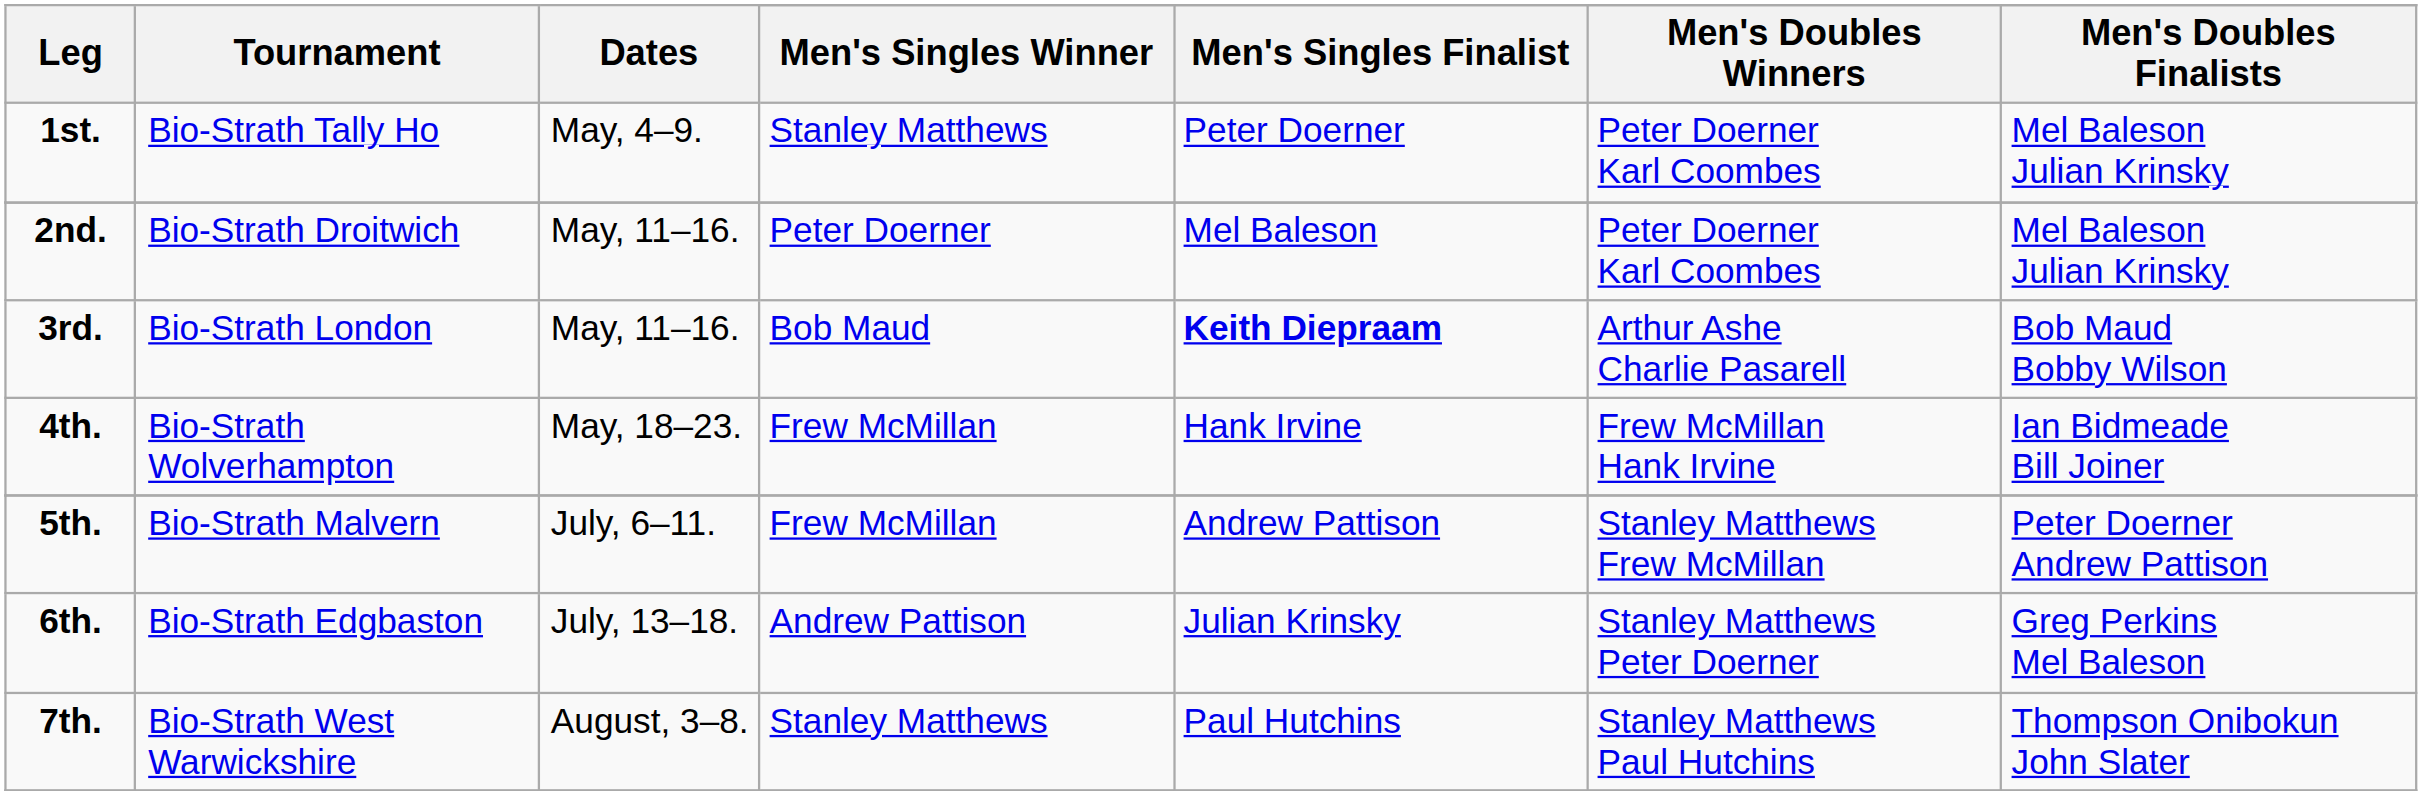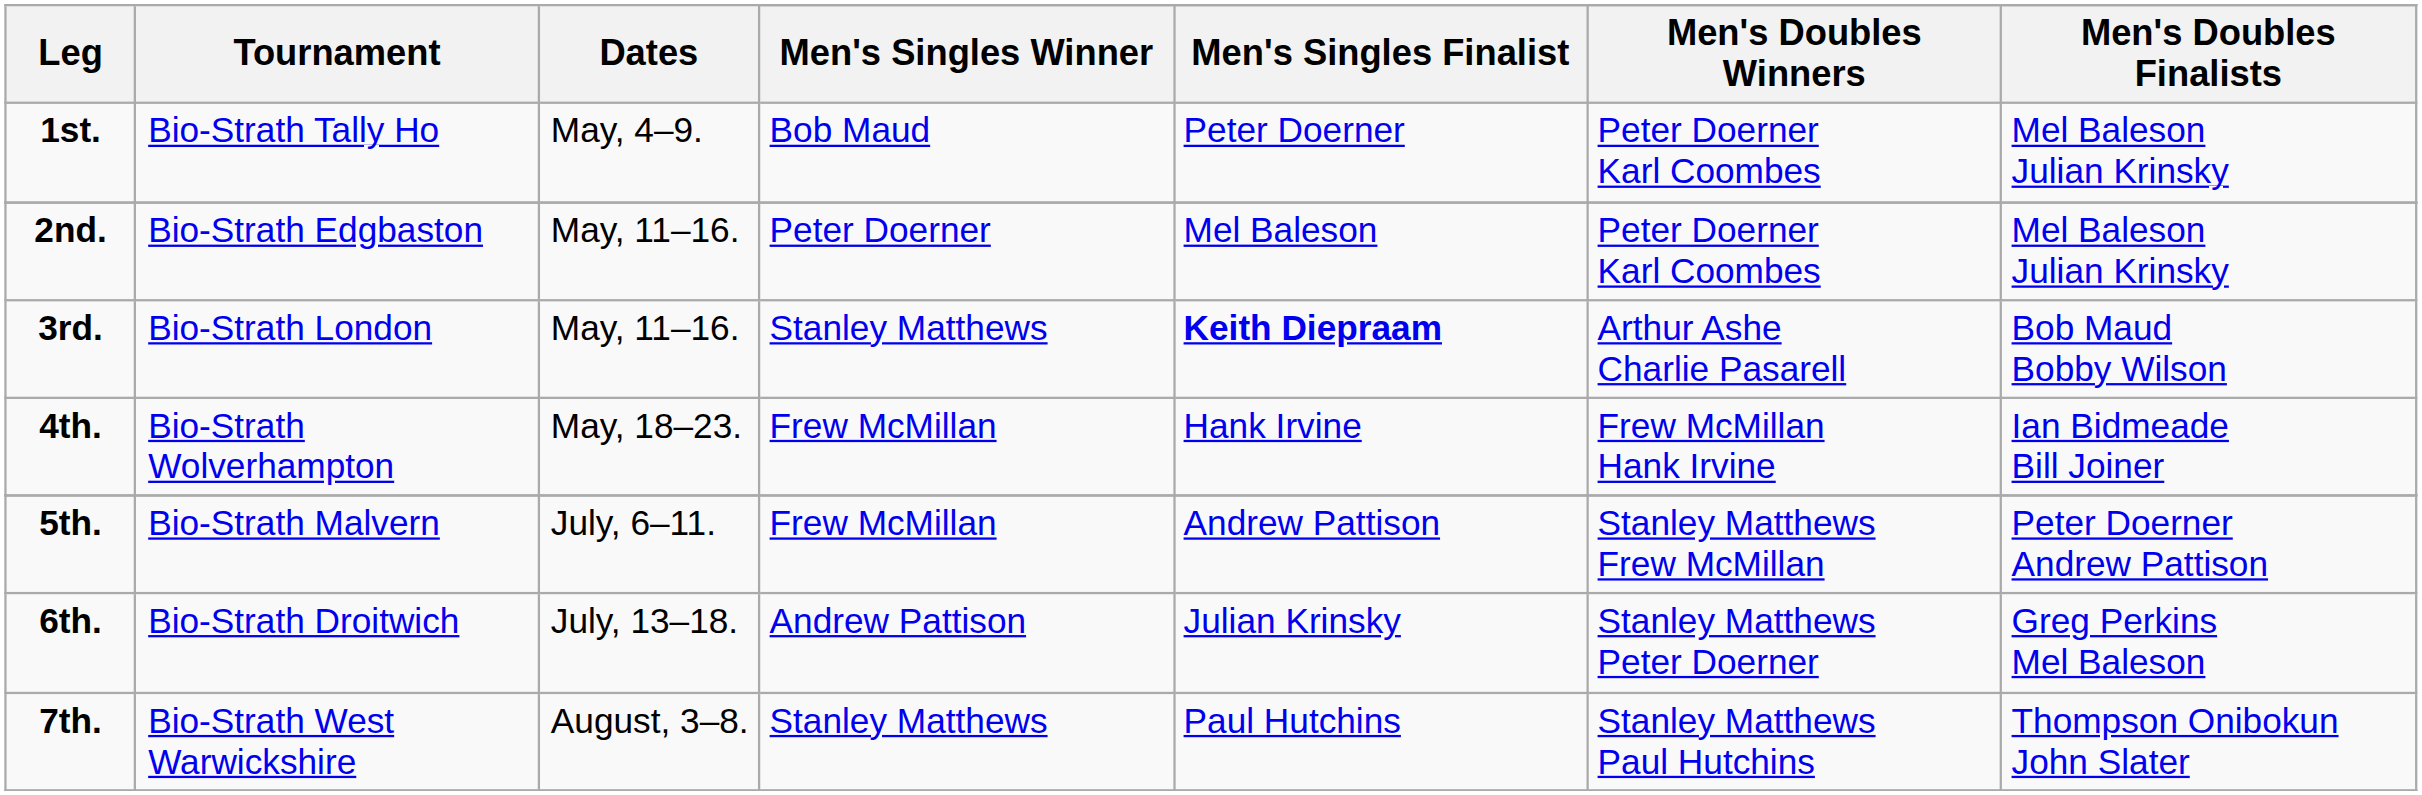(909, 131) Stanley Matthews -> (850, 131) Bob Maud
(304, 229) Bio-Strath Droitwich -> (316, 229) Bio-Strath Edgbaston
(850, 327) Bob Maud -> (909, 327) Stanley Matthews
(316, 621) Bio-Strath Edgbaston -> (304, 621) Bio-Strath Droitwich
